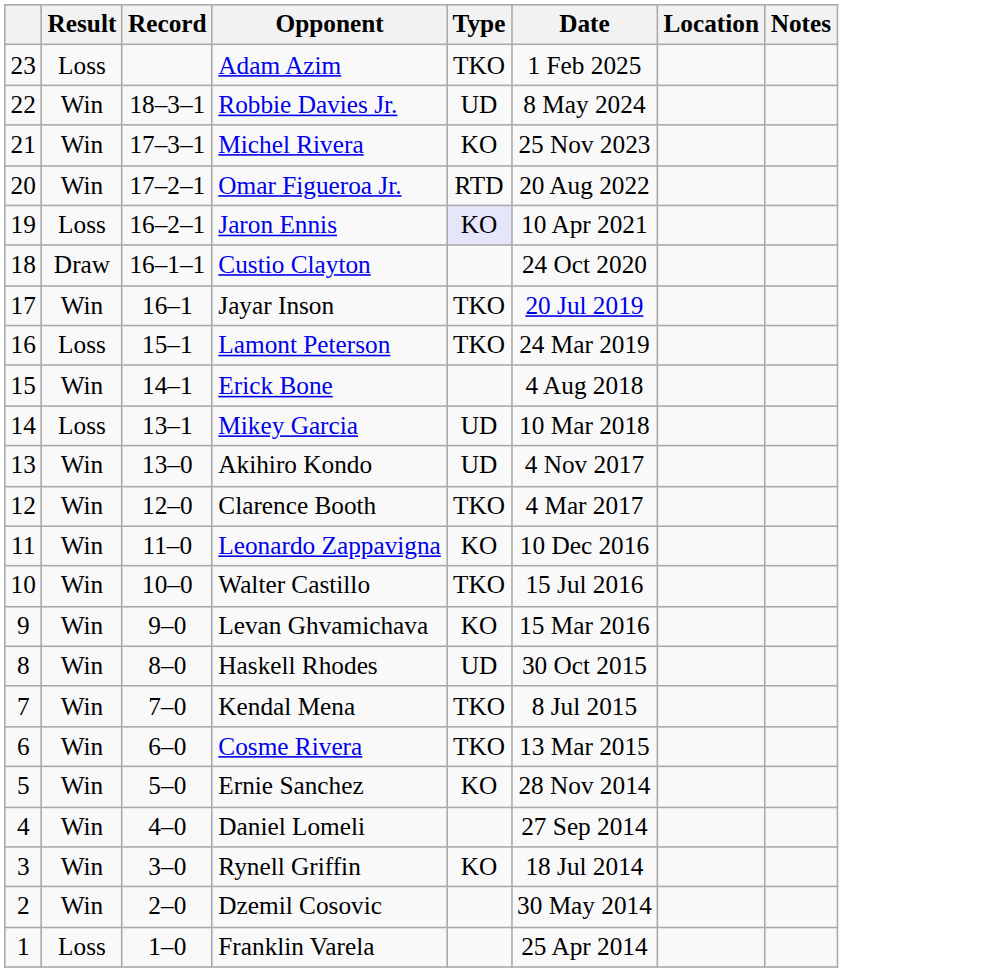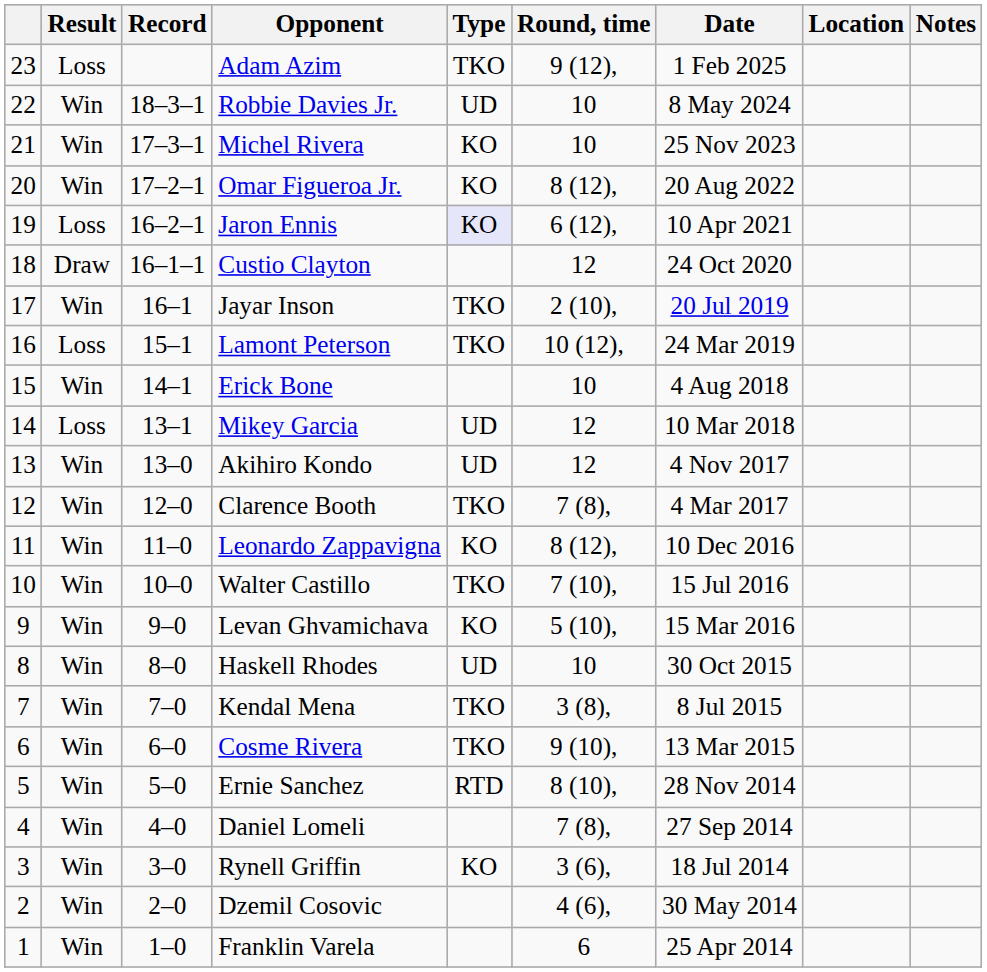+ column: (584, 24)
(479, 184) RTD -> (479, 184) KO
(479, 786) KO -> (479, 786) RTD
(82, 946) Loss -> (82, 946) Win
